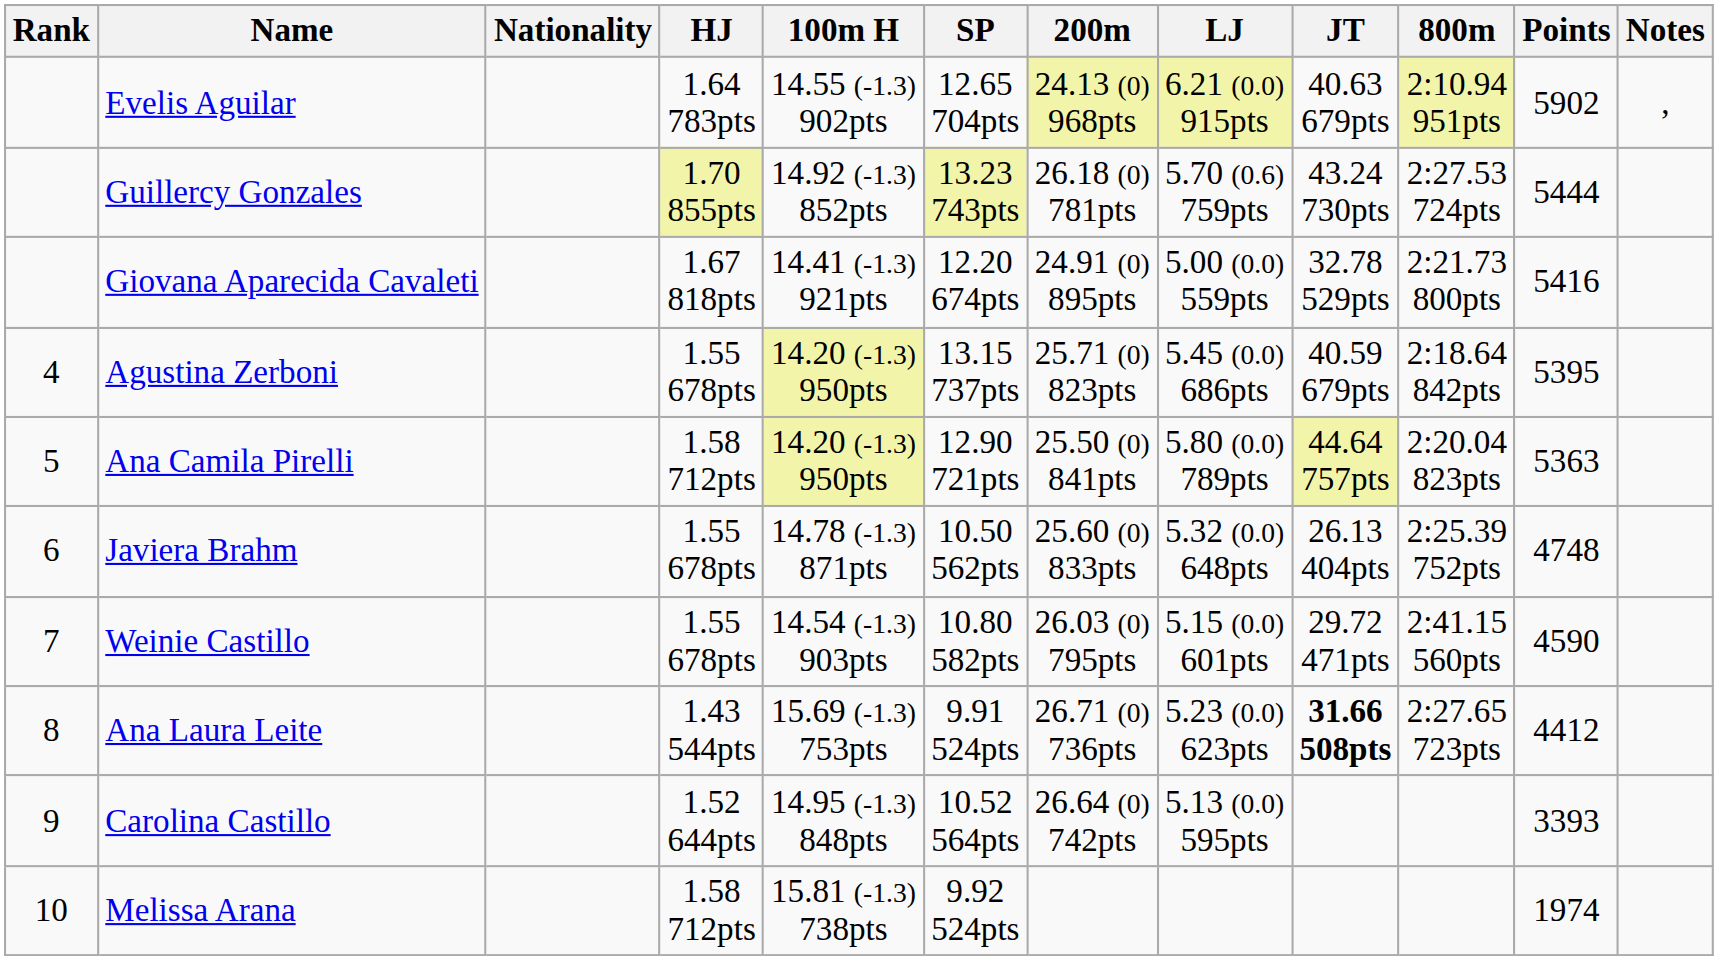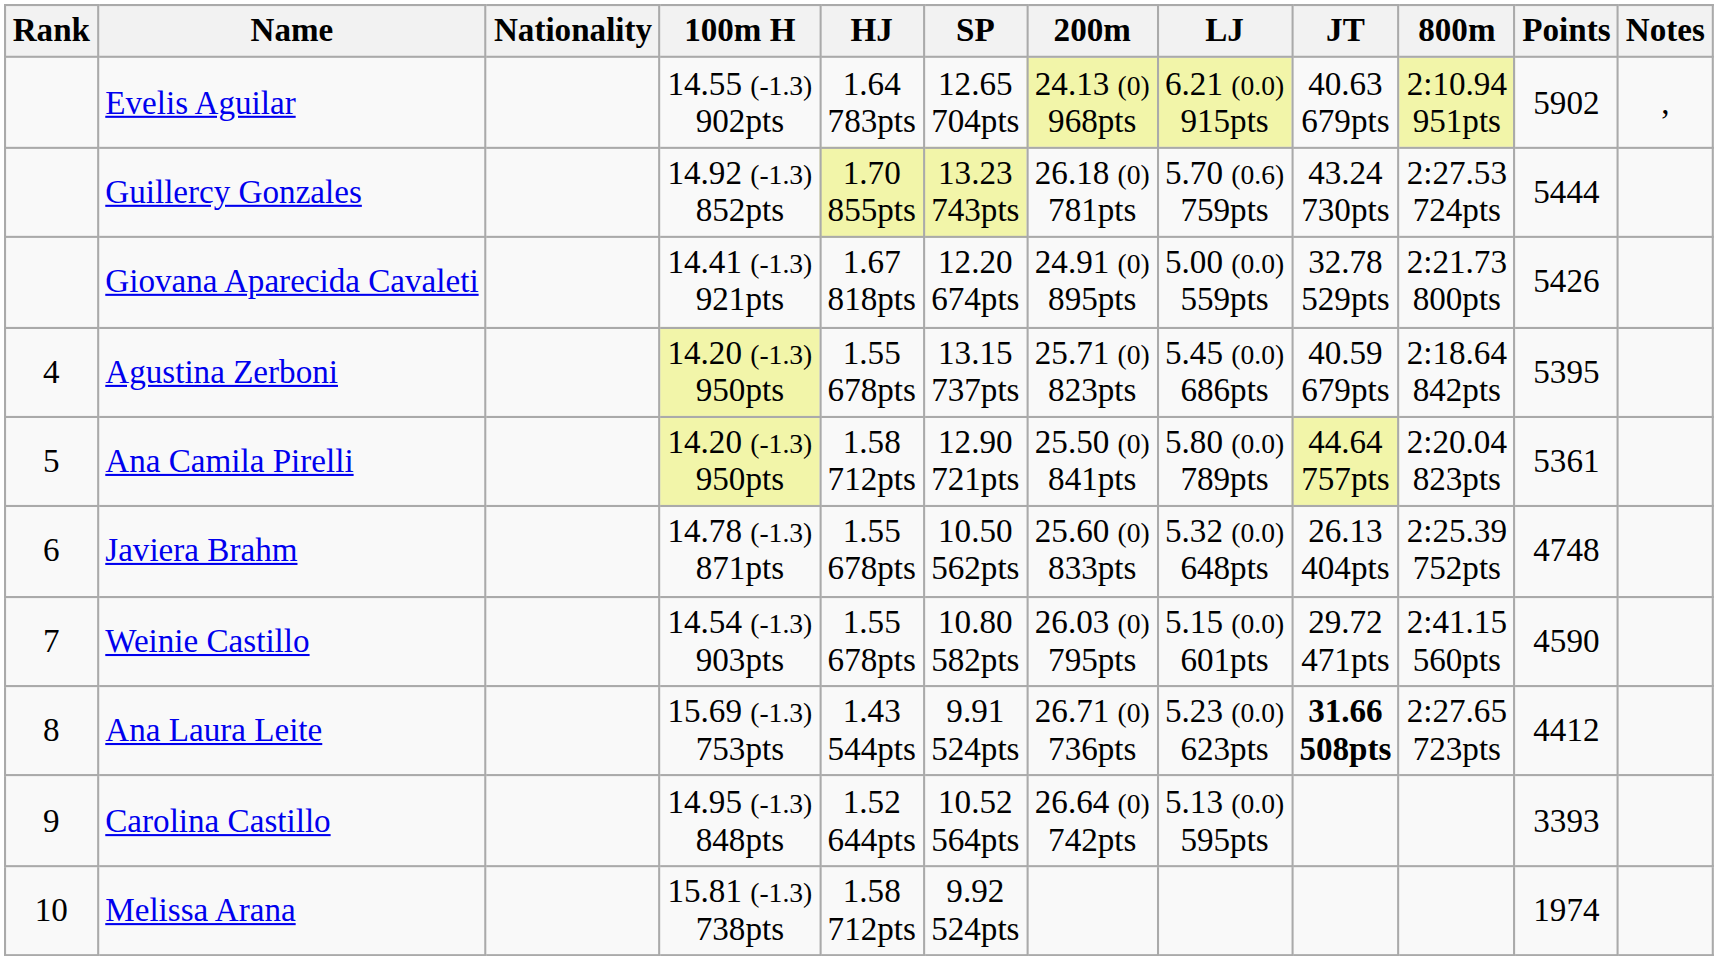columns swapped: (843, 30) <-> (712, 30)
(1566, 281) 5416 -> (1566, 281) 5426
(1566, 461) 5363 -> (1566, 461) 5361
